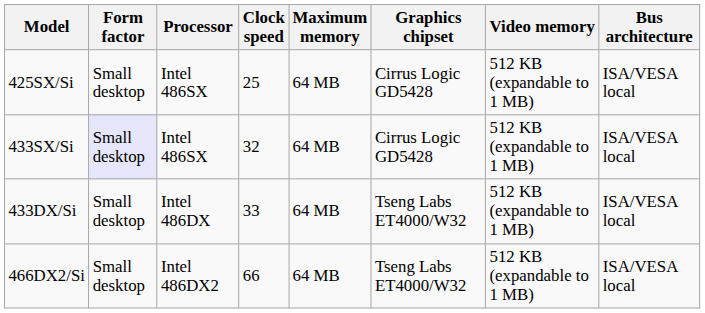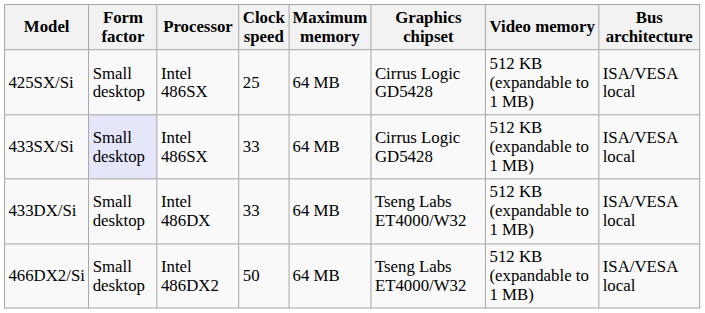(251, 146) 32 -> (251, 146) 33
(251, 275) 66 -> (251, 275) 50
